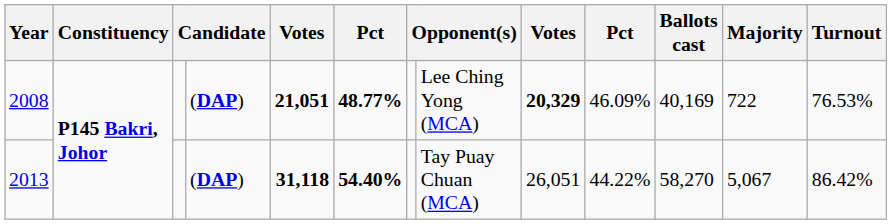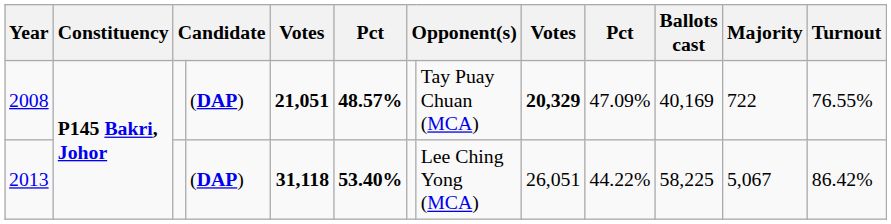(370, 100) 48.77% -> (370, 100) 48.57%
(462, 100) Lee Ching Yong (MCA) -> (458, 100) Tay Puay Chuan (MCA)
(620, 100) 46.09% -> (620, 100) 47.09%
(842, 100) 76.53% -> (842, 100) 76.55%
(370, 179) 54.40% -> (370, 179) 53.40%
(458, 179) Tay Puay Chuan (MCA) -> (462, 179) Lee Ching Yong (MCA)
(687, 179) 58,270 -> (687, 179) 58,225
